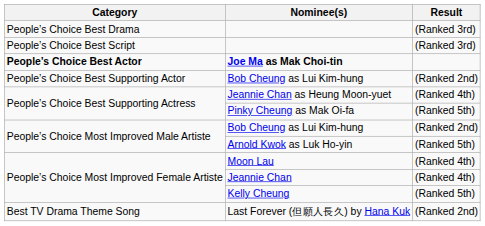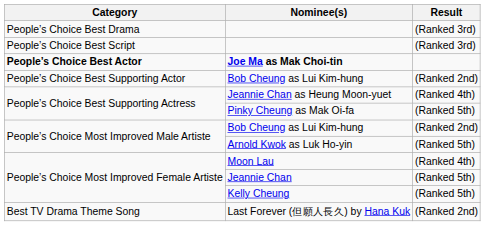(445, 177) (Ranked 4th) -> (445, 177) (Ranked 5th)
